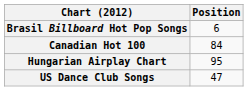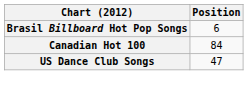- row: (97, 61)
